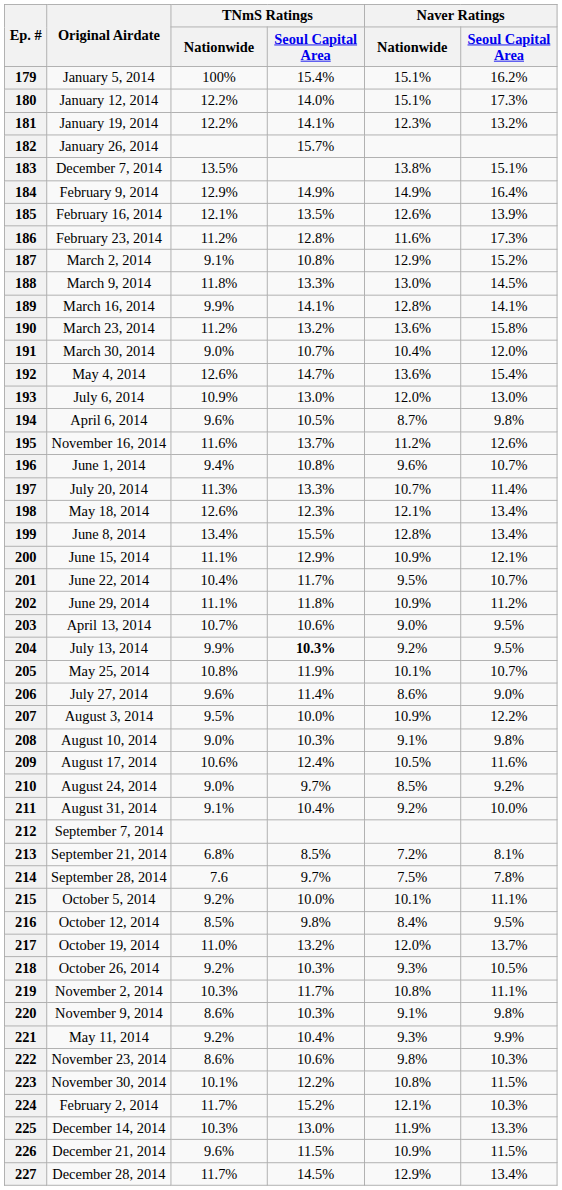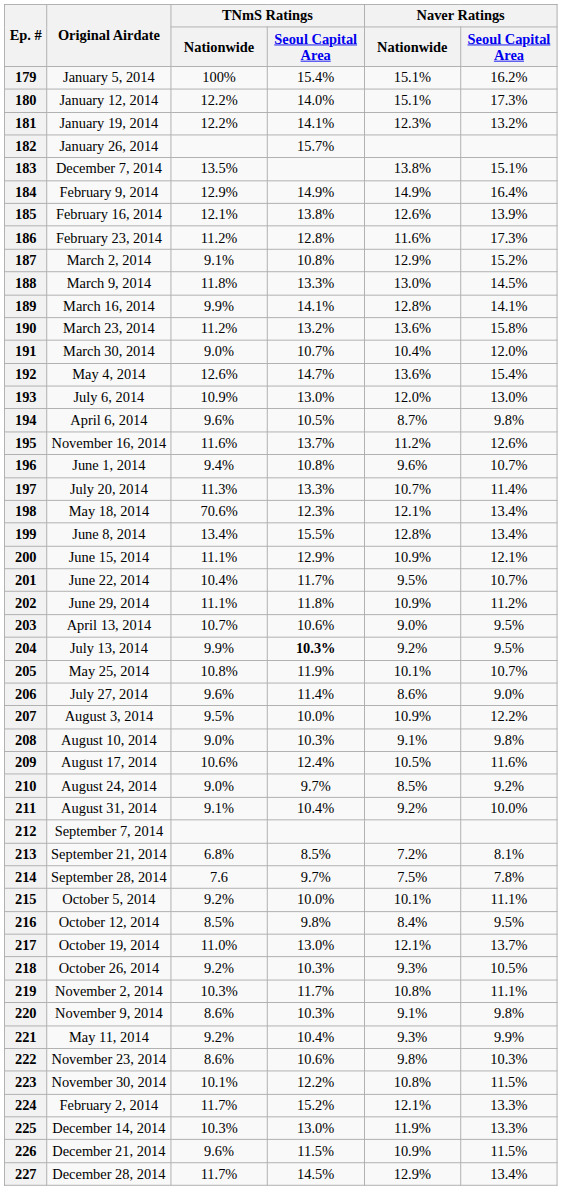(316, 214) 13.5% -> (316, 214) 13.8%
(219, 511) 12.6% -> (219, 511) 70.6%
(316, 945) 13.2% -> (316, 945) 13.0%
(412, 945) 12.0% -> (412, 945) 12.1%
(509, 1105) 10.3% -> (509, 1105) 13.3%
